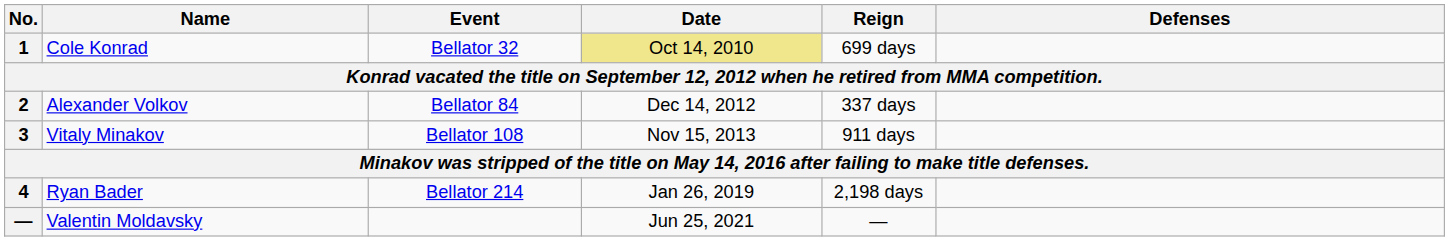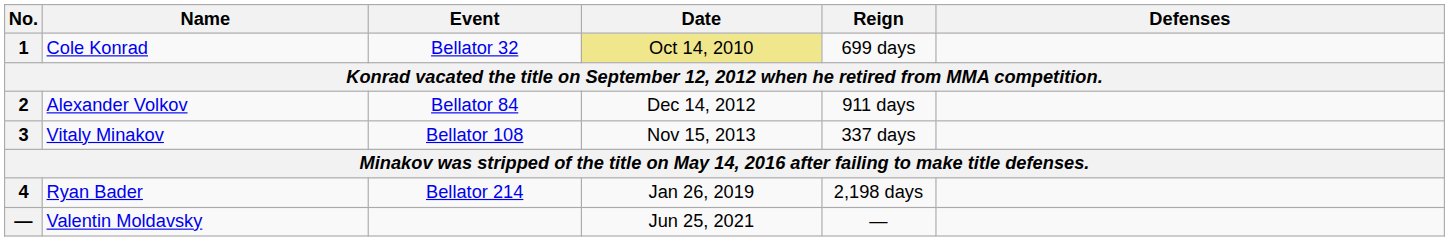(878, 105) 337 days -> (878, 105) 911 days
(878, 134) 911 days -> (878, 134) 337 days
